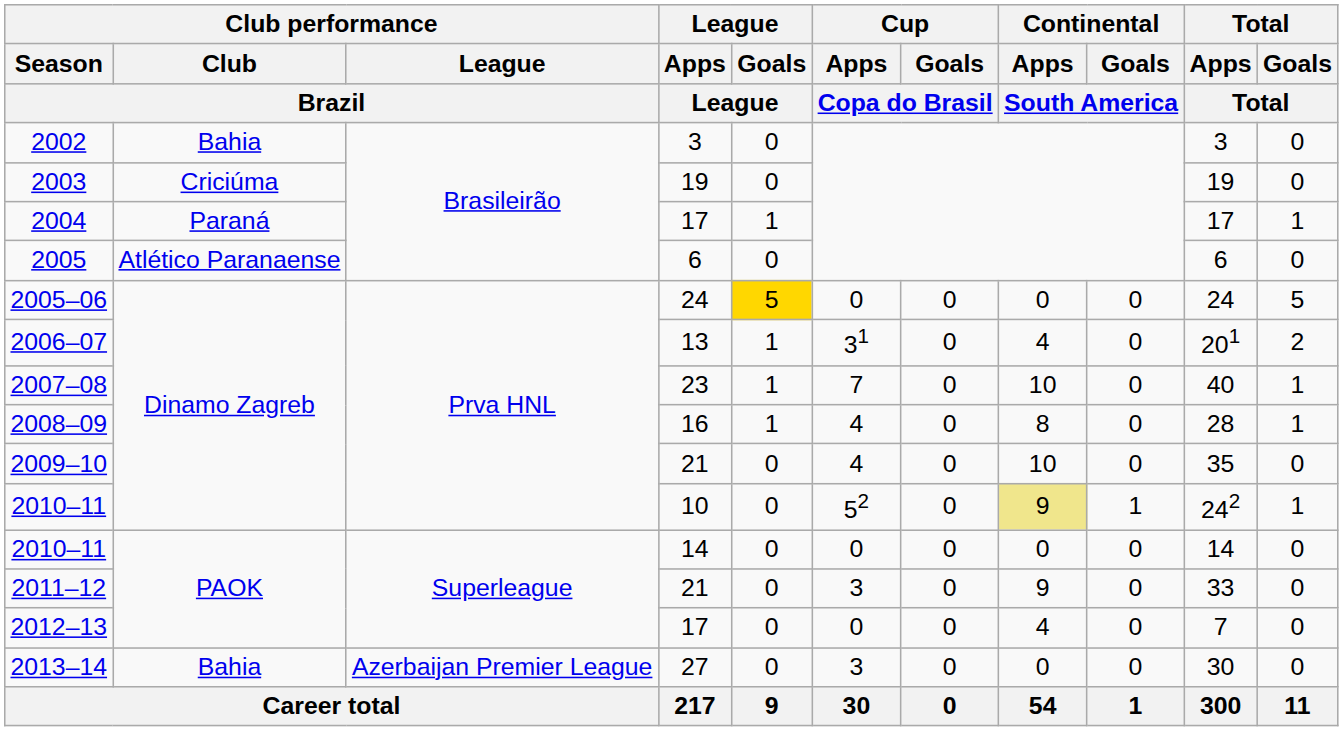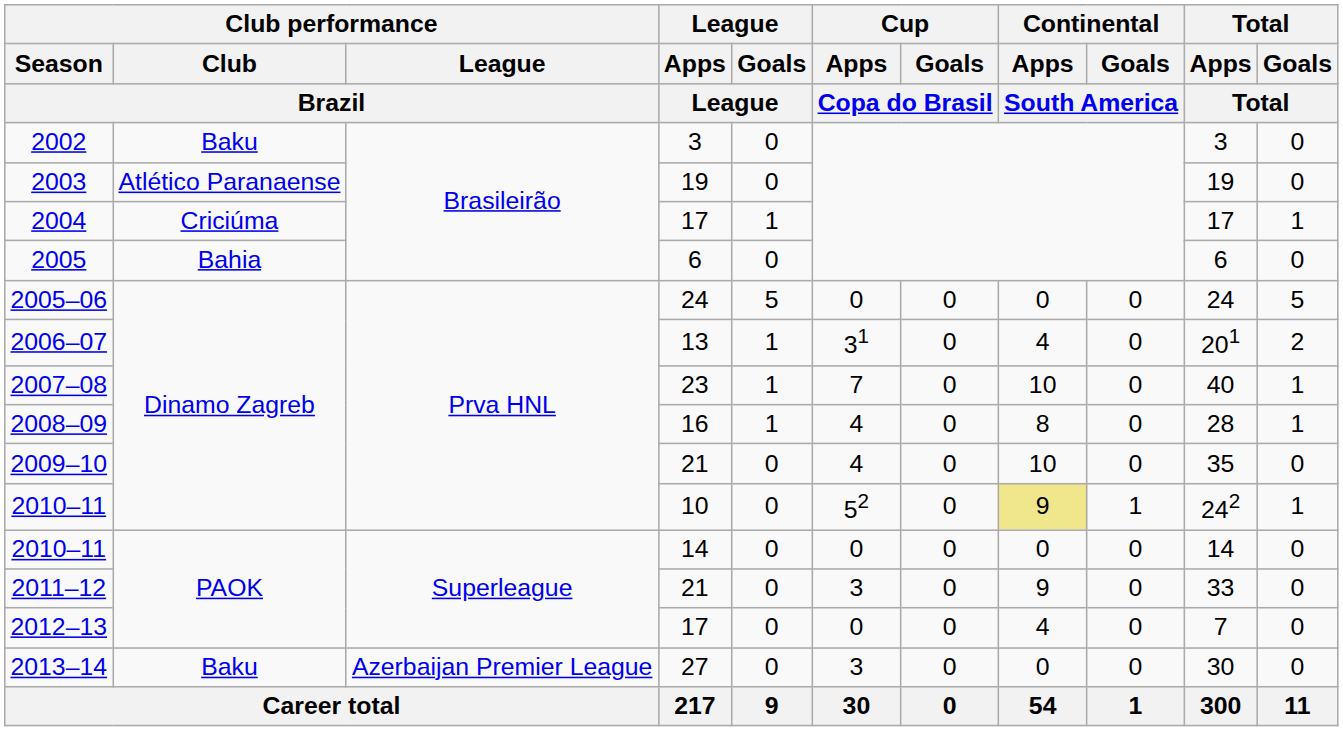(229, 142) Bahia -> (229, 142) Baku
(229, 181) Criciúma -> (229, 181) Atlético Paranaense
(229, 220) Paraná -> (229, 220) Criciúma
(229, 260) Atlético Paranaense -> (229, 260) Bahia
(772, 299) gold background -> (772, 299) no background
(229, 666) Bahia -> (229, 666) Baku
